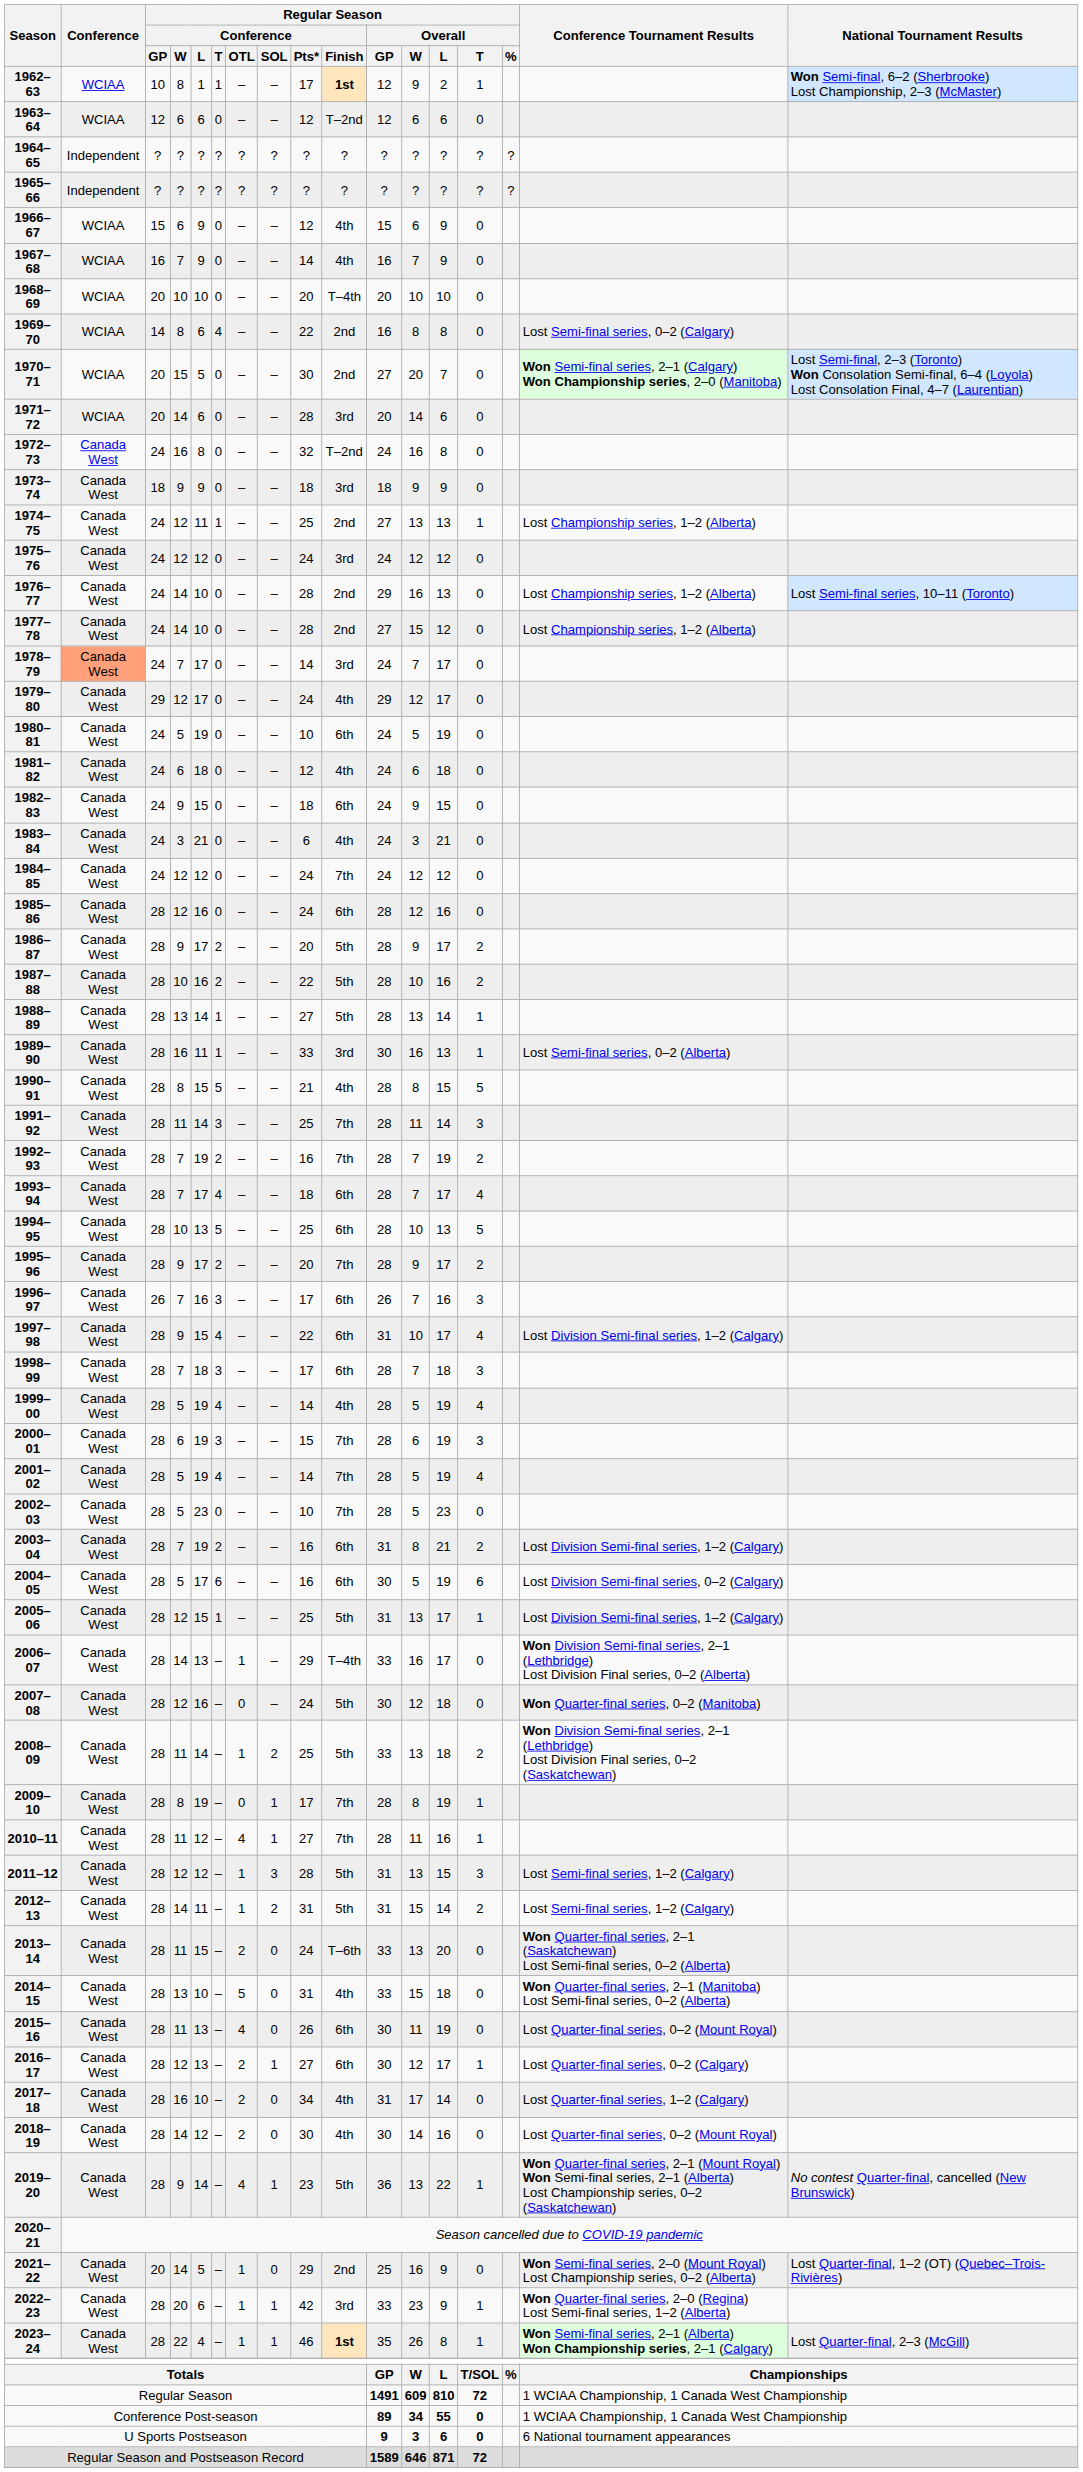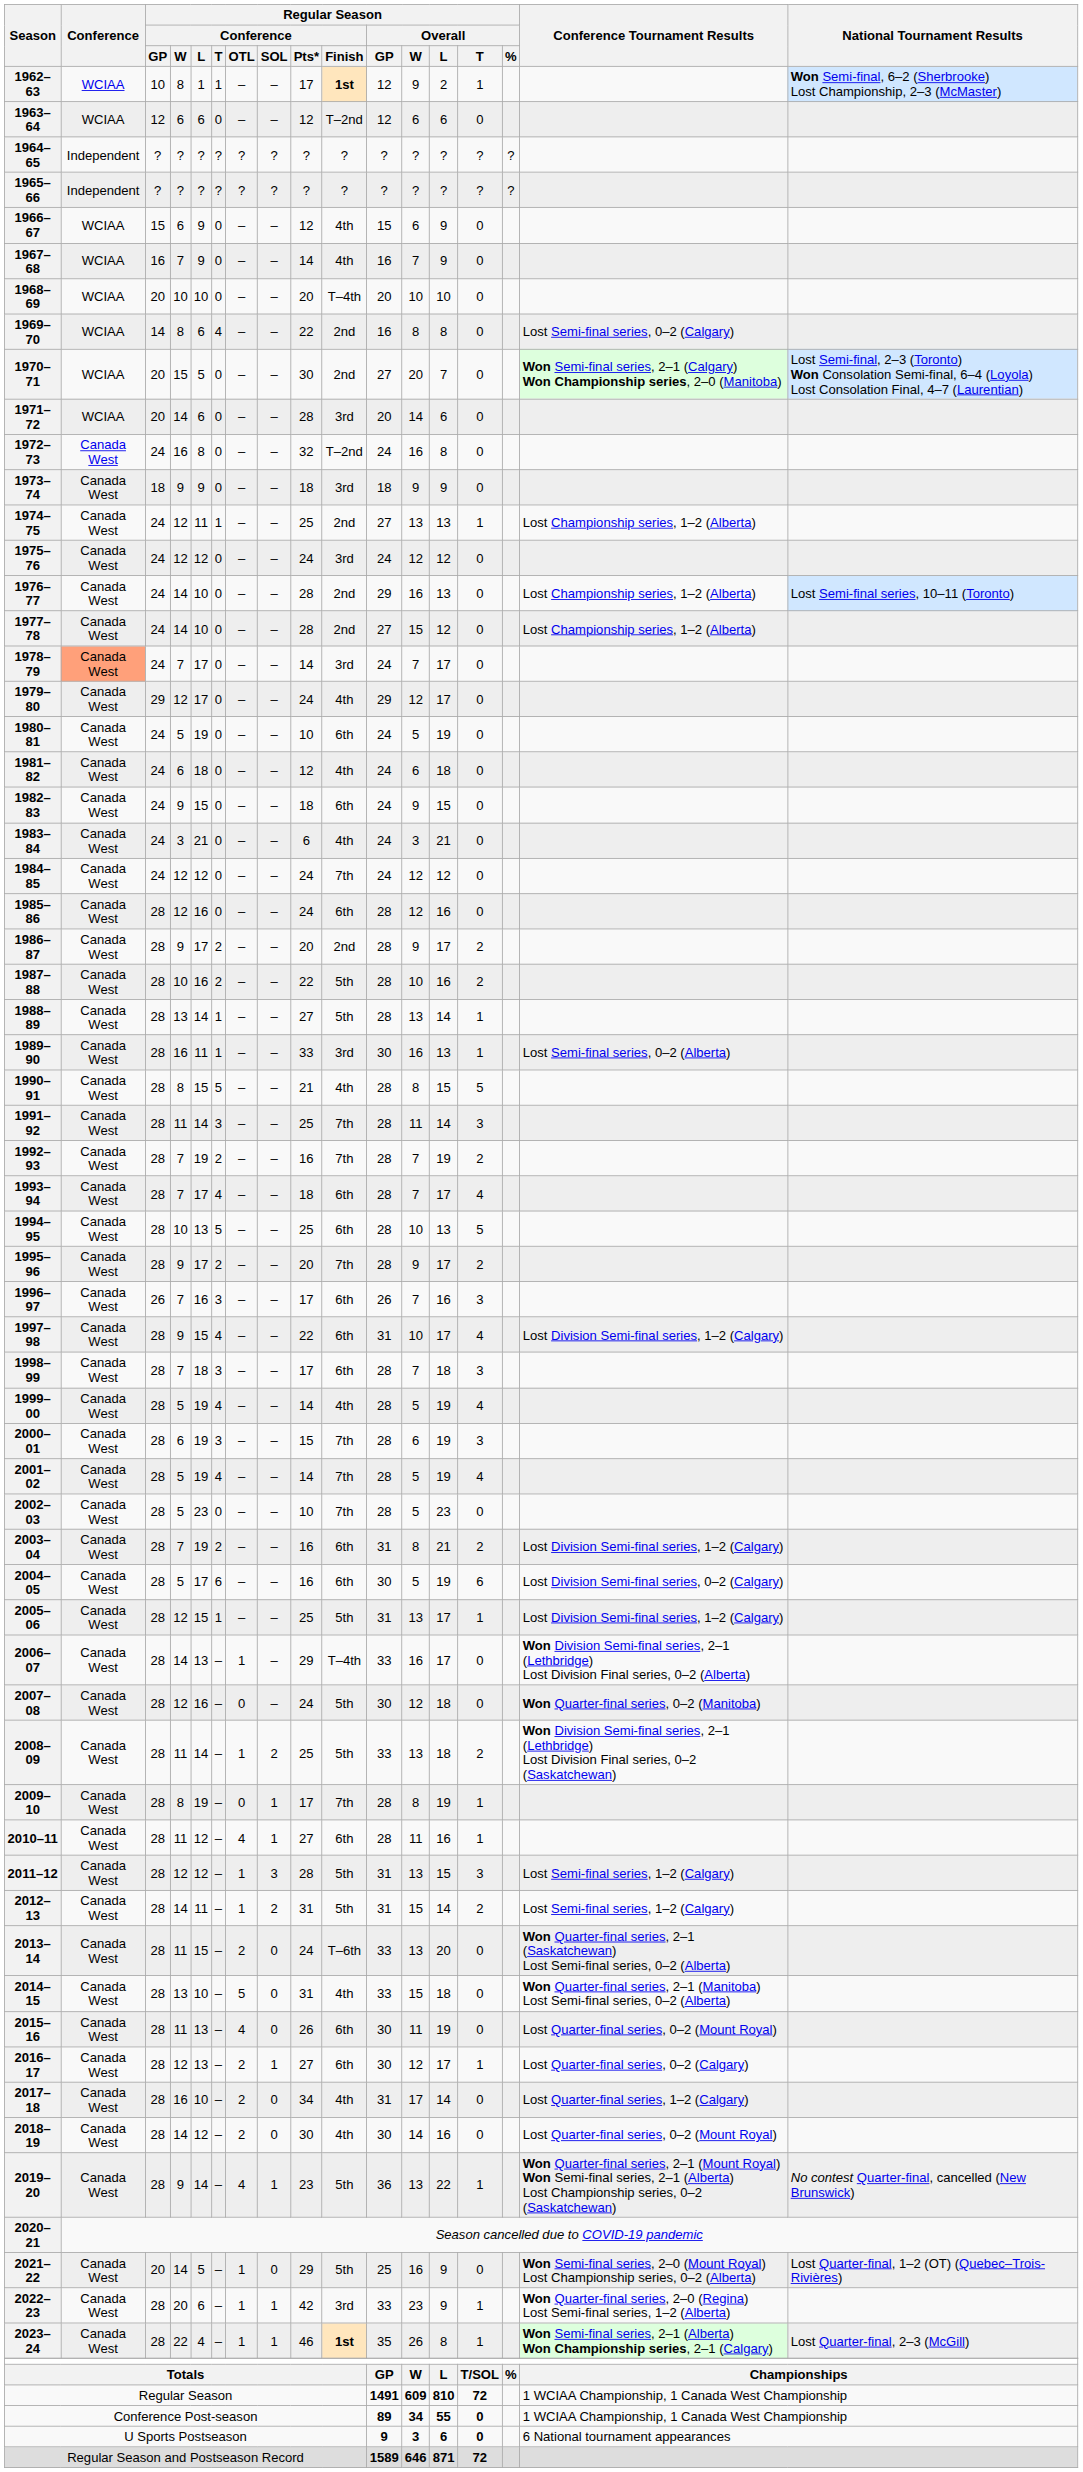(344, 947) 5th -> (344, 947) 2nd
(344, 1838) 7th -> (344, 1838) 6th
(344, 2270) 2nd -> (344, 2270) 5th
